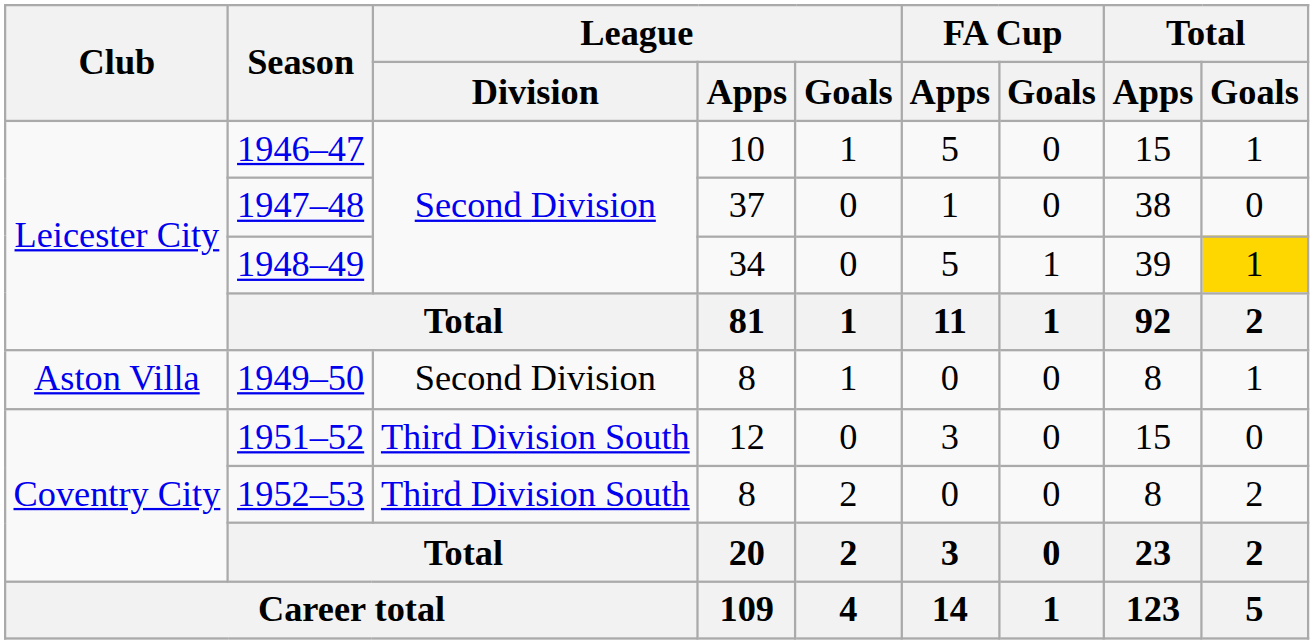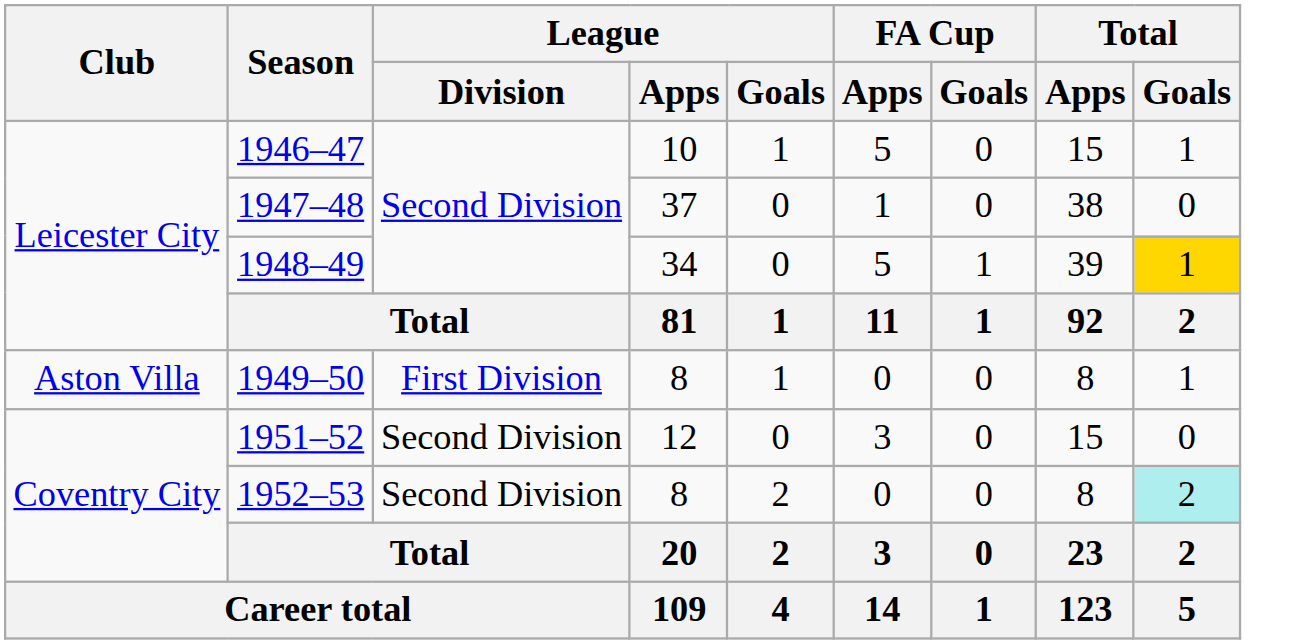(535, 378) Second Division -> (501, 378) First Division
(535, 436) Third Division South -> (501, 436) Second Division
(535, 494) Third Division South -> (501, 494) Second Division
(1254, 494) no background -> (1187, 494) paleturquoise background
